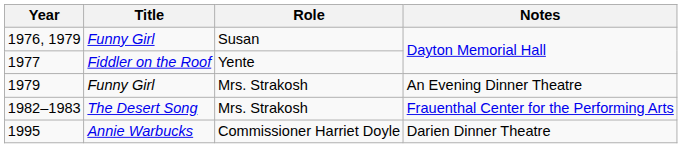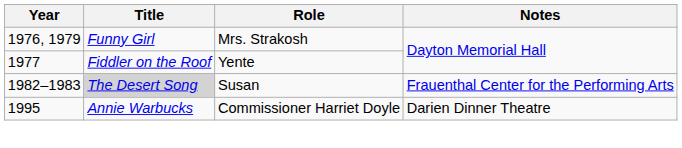(239, 39) Susan -> (263, 39) Mrs. Strakosh
- row: (24, 85)
(142, 108) no background -> (142, 85) lightgrey background
(263, 108) Mrs. Strakosh -> (239, 85) Susan
